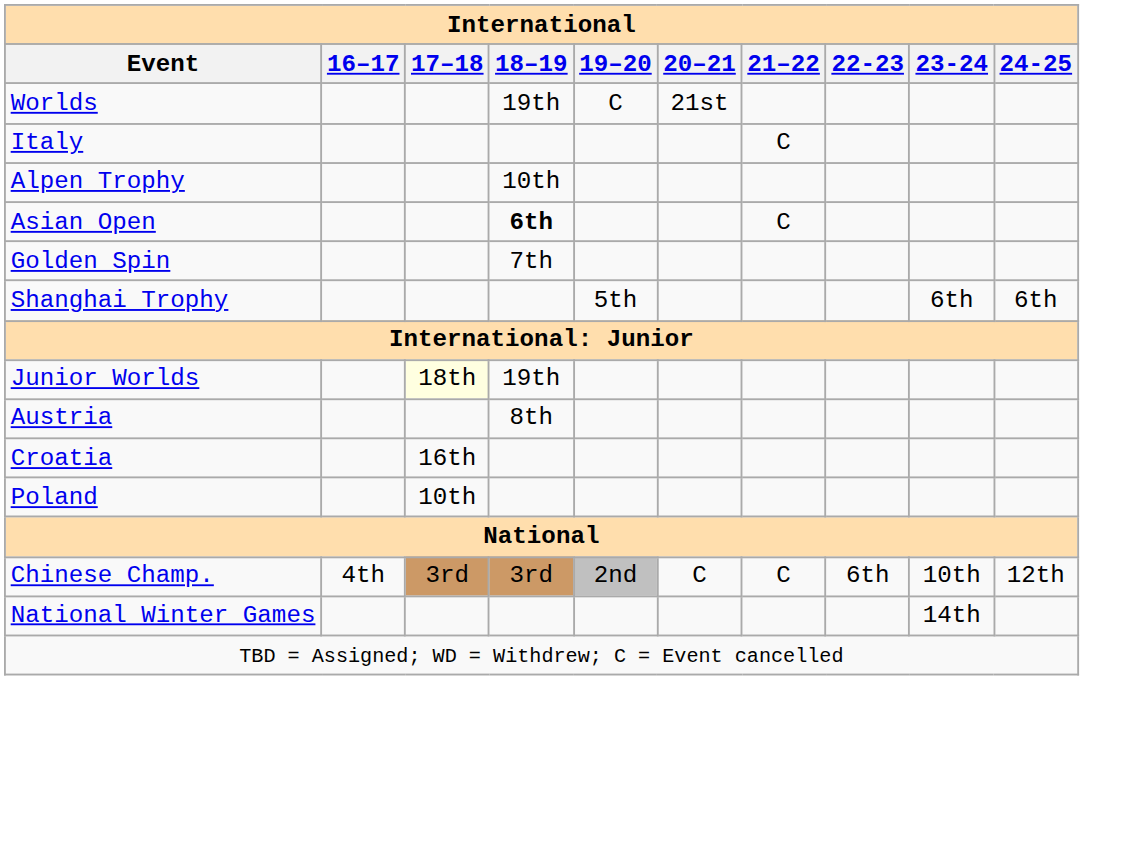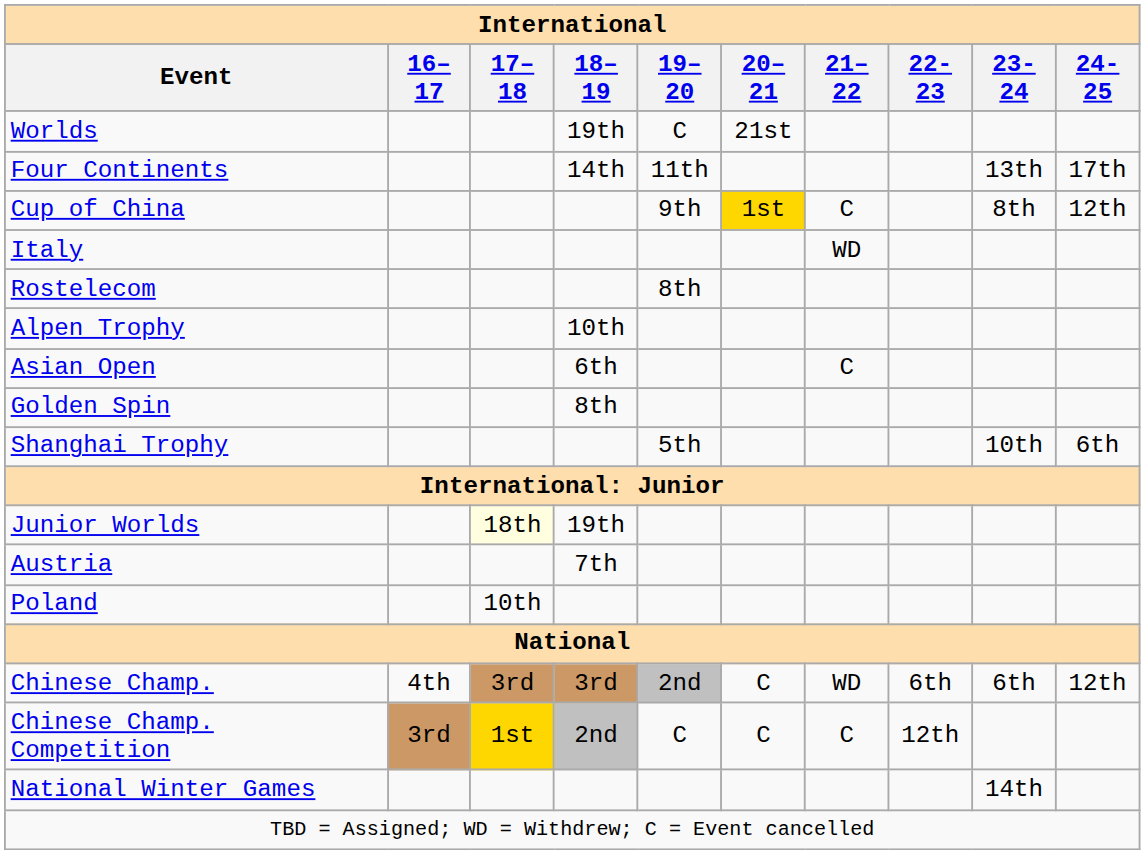+ row: (120, 171)
+ row: (98, 210)
(784, 143) C -> (847, 250) WD
+ row: (83, 289)
(531, 222) bold -> (596, 368) normal
(531, 261) 7th -> (596, 407) 8th
(952, 300) 6th -> (1014, 447) 10th
(531, 419) 8th -> (596, 565) 7th
- row: (61, 458)
(784, 576) C -> (847, 683) WD
(952, 576) 10th -> (1014, 683) 6th
+ row: (112, 736)
